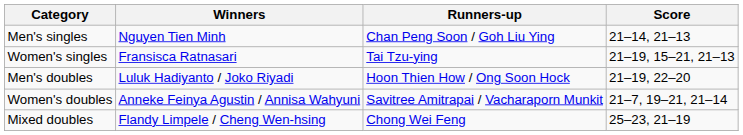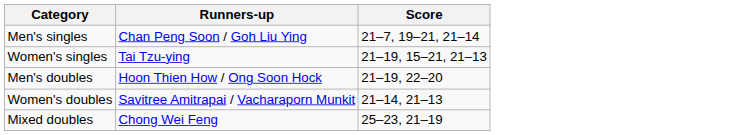- column: (239, 15)
(650, 36) 21–14, 21–13 -> (420, 36) 21–7, 19–21, 21–14
(668, 99) 21–7, 19–21, 21–14 -> (402, 99) 21–14, 21–13
